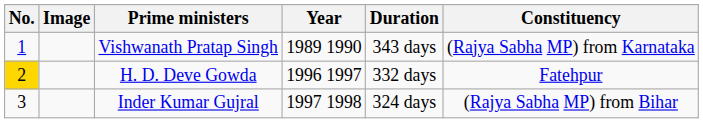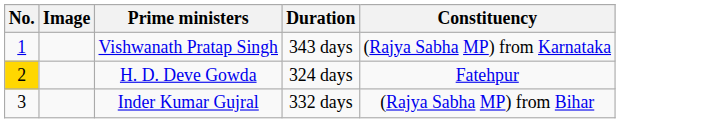- column: (324, 18)
(404, 74) 332 days -> (321, 74) 324 days
(404, 103) 324 days -> (321, 103) 332 days
